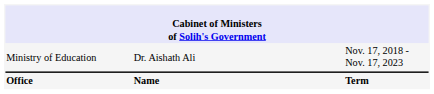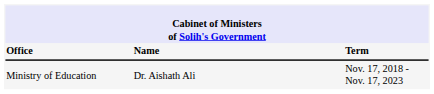rows swapped: (19, 81) <-> (51, 57)
